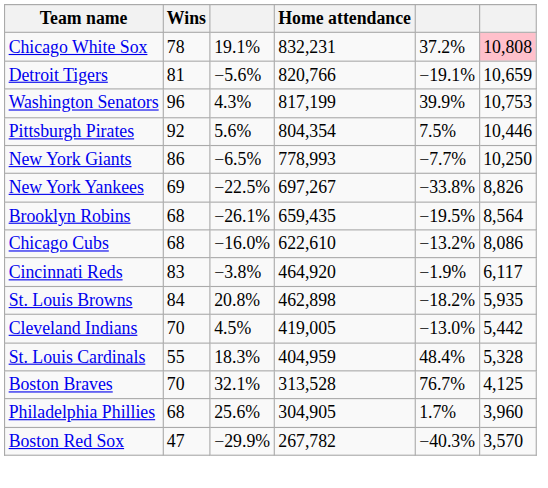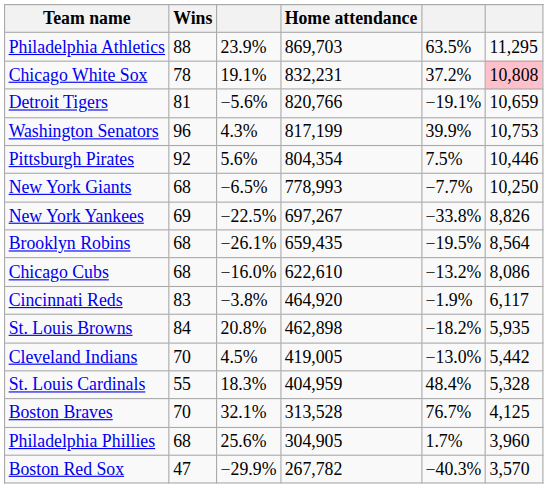+ row: (87, 46)
(176, 159) 86 -> (182, 187) 68
